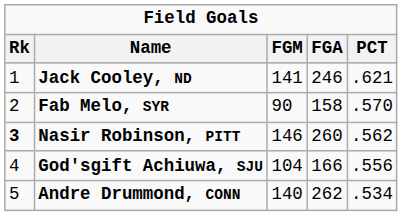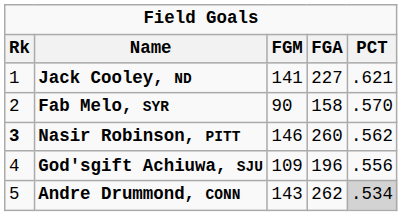(327, 78) 246 -> (327, 78) 227
(287, 166) 104 -> (287, 166) 109
(327, 166) 166 -> (327, 166) 196
(287, 195) 140 -> (287, 195) 143
(372, 195) no background -> (372, 195) lightgrey background
